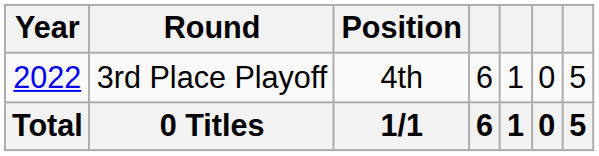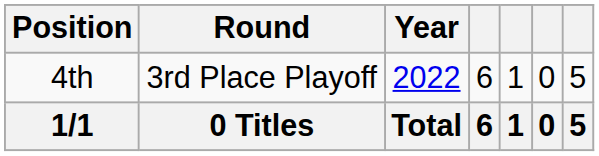columns swapped: (47, 28) <-> (402, 28)
